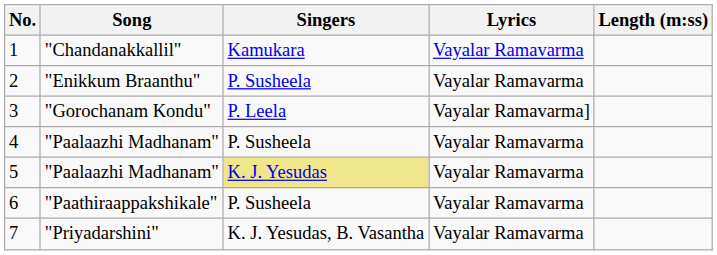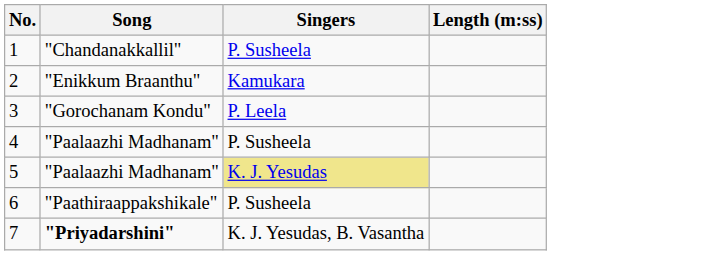- column: (511, 19)
(266, 50) Kamukara -> (269, 50) P. Susheela
(269, 81) P. Susheela -> (266, 81) Kamukara
(102, 234) normal -> (110, 234) bold
